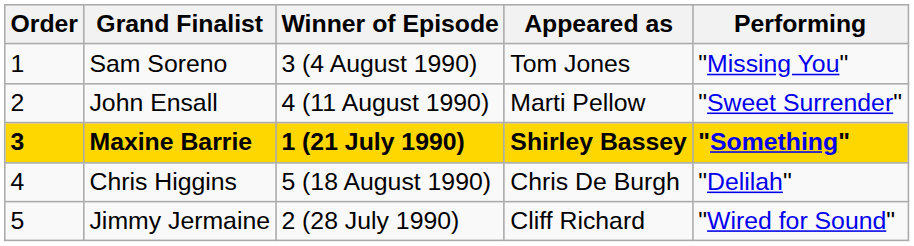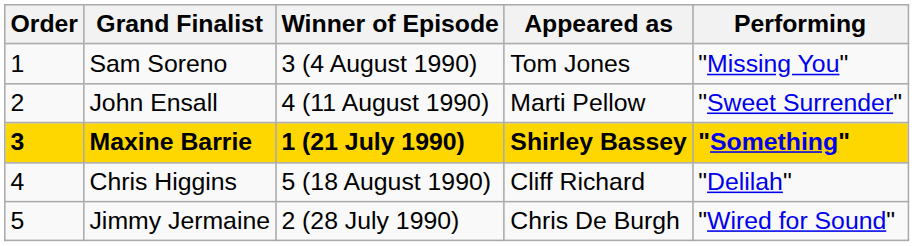(595, 181) Chris De Burgh -> (578, 181) Cliff Richard
(578, 220) Cliff Richard -> (595, 220) Chris De Burgh
